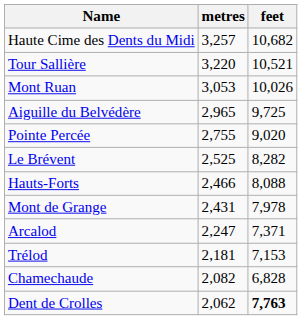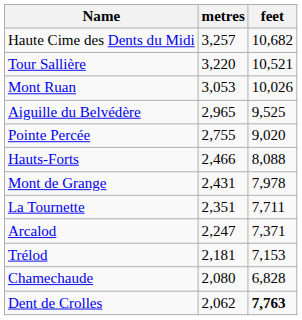(269, 111) 9,725 -> (269, 111) 9,525
- row: (42, 159)
+ row: (46, 207)
(219, 278) 2,082 -> (219, 278) 2,080
